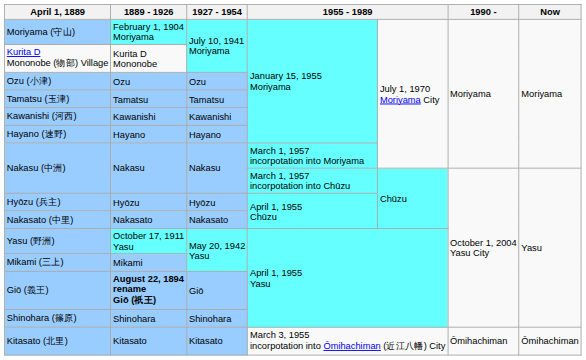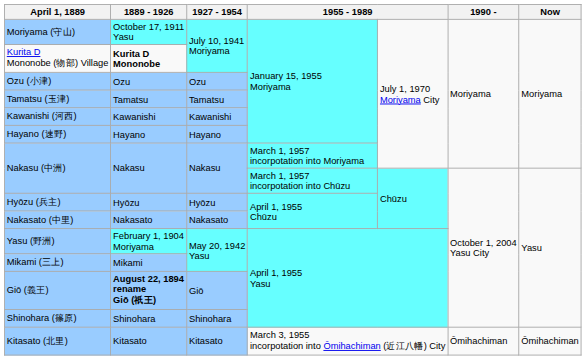(149, 32) February 1, 1904 Moriyama -> (149, 32) October 17, 1911 Yasu
(135, 58) normal -> (137, 58) bold
(149, 241) October 17, 1911 Yasu -> (149, 241) February 1, 1904 Moriyama
